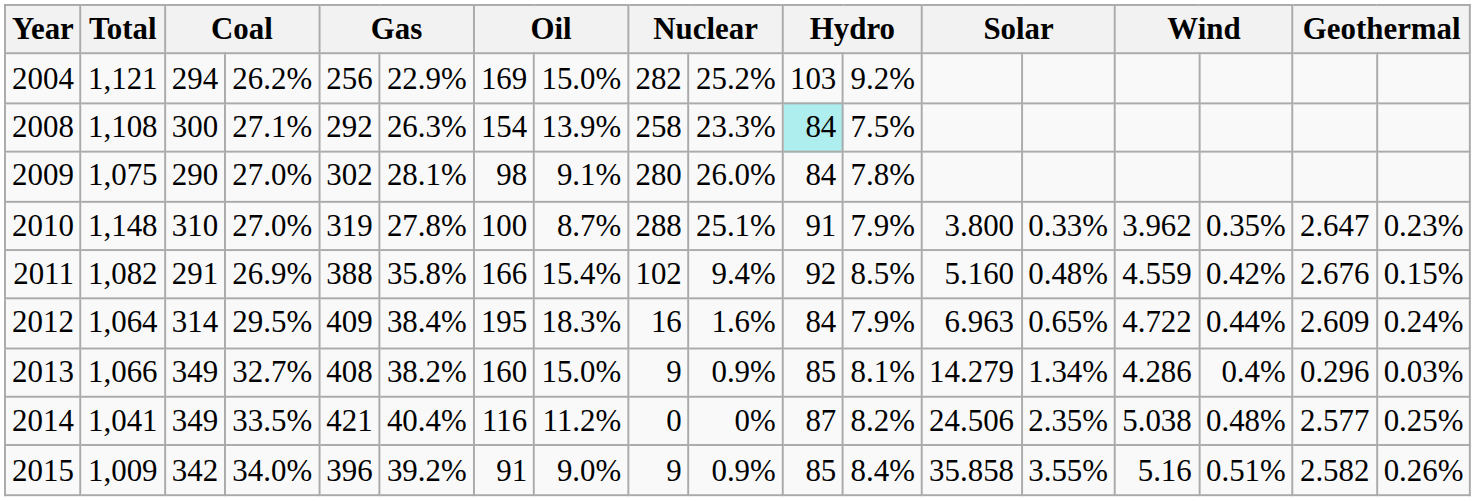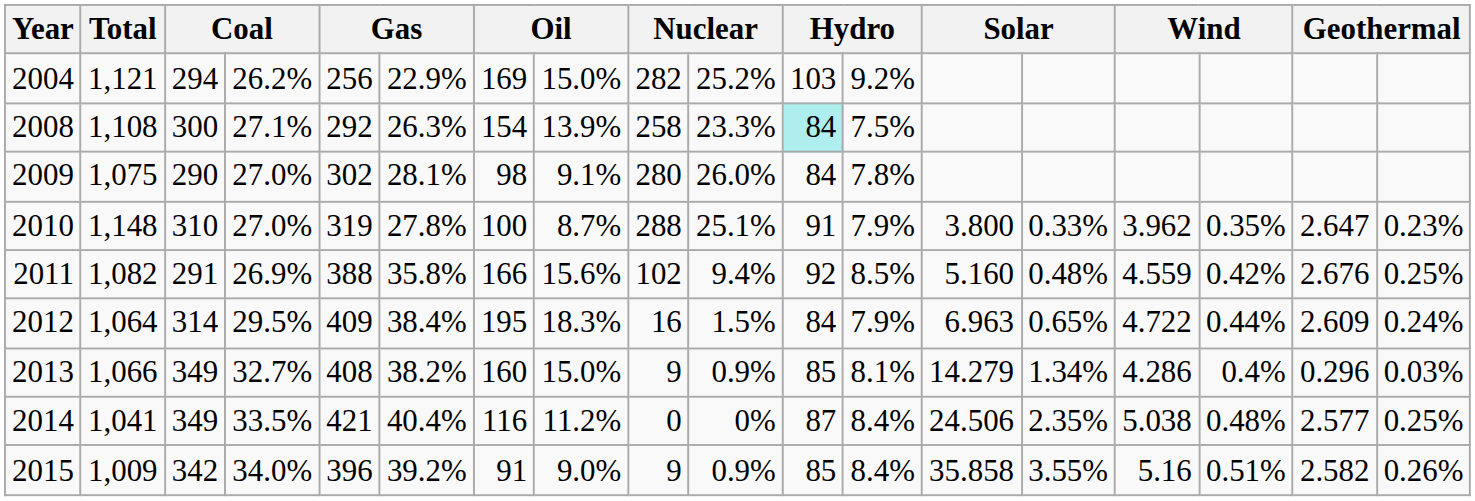(581, 273) 15.4% -> (581, 273) 15.6%
(1424, 273) 0.15% -> (1424, 273) 0.25%
(744, 322) 1.6% -> (744, 322) 1.5%
(883, 420) 8.2% -> (883, 420) 8.4%
